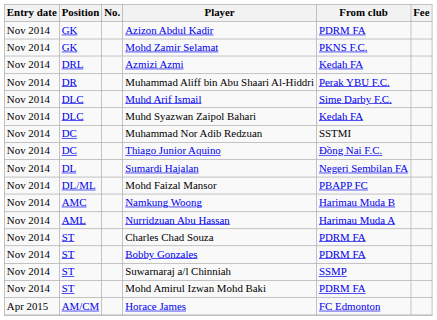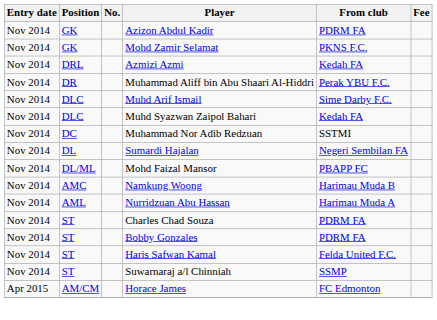- row: (173, 151)
+ row: (171, 254)
- row: (196, 289)
